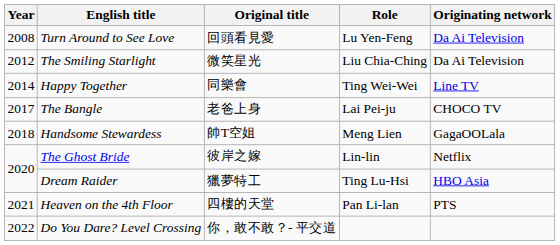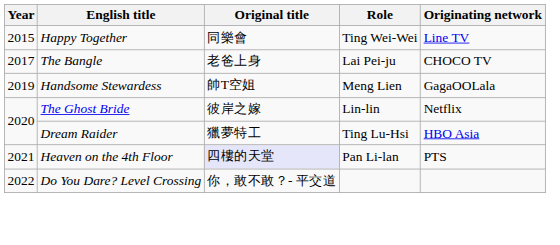- row: (107, 37)
- row: (98, 61)
(21, 85) 2014 -> (21, 37) 2015
(21, 133) 2018 -> (21, 85) 2019
(241, 204) no background -> (241, 156) lavender background
